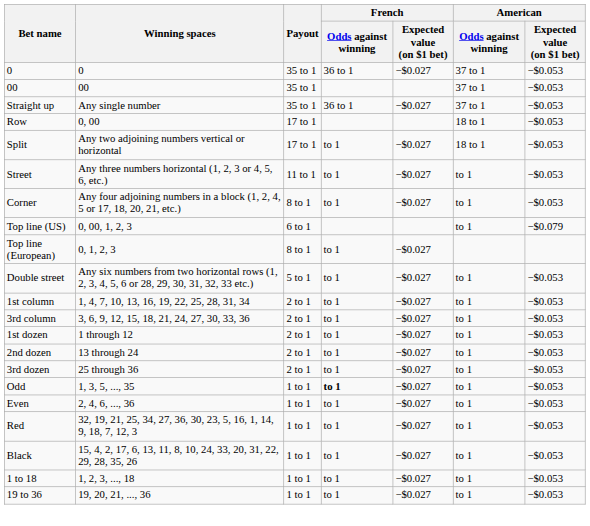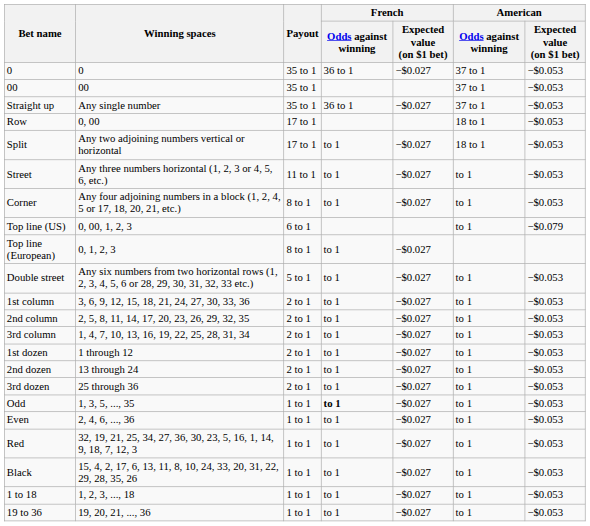(164, 301) 1, 4, 7, 10, 13, 16, 19, 22, 25, 28, 31, 34 -> (164, 301) 3, 6, 9, 12, 15, 18, 21, 24, 27, 30, 33, 36
+ row: (32, 318)
(164, 318) 3, 6, 9, 12, 15, 18, 21, 24, 27, 30, 33, 36 -> (164, 335) 1, 4, 7, 10, 13, 16, 19, 22, 25, 28, 31, 34
